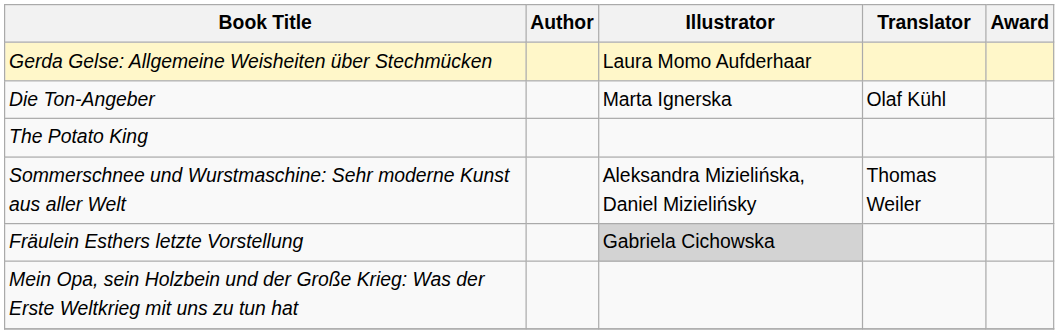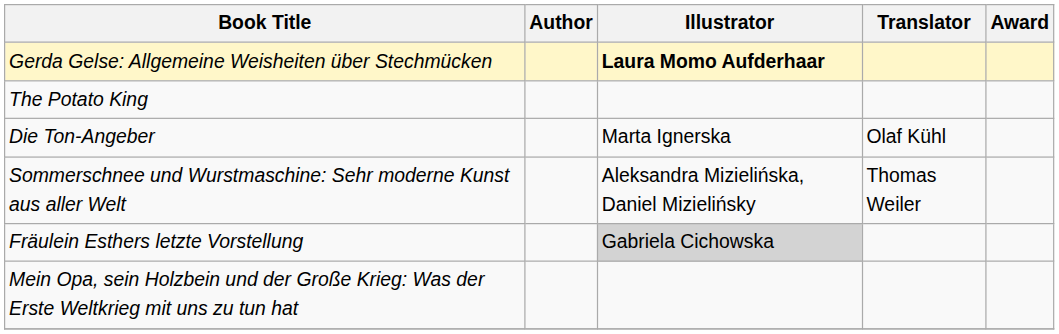(707, 61) normal -> (713, 61) bold
rows swapped: (78, 137) <-> (82, 99)
